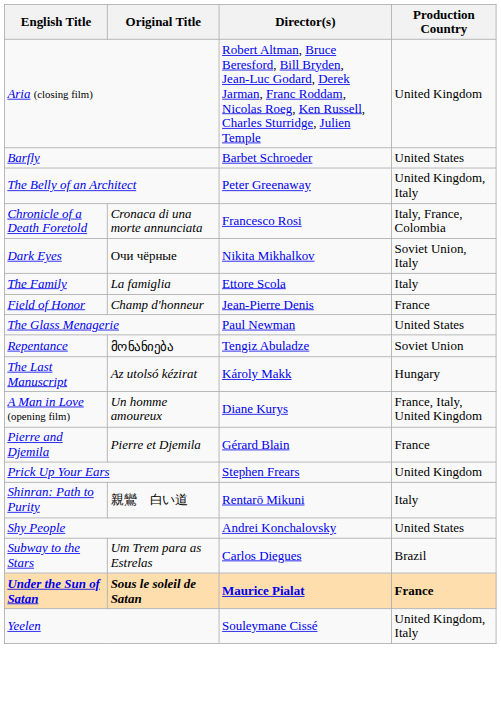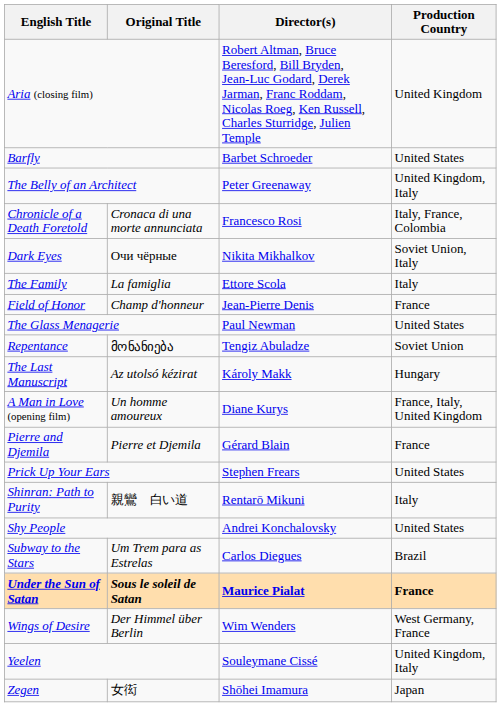(438, 472) United Kingdom -> (429, 472) United States
+ row: (49, 626)
+ row: (23, 690)
